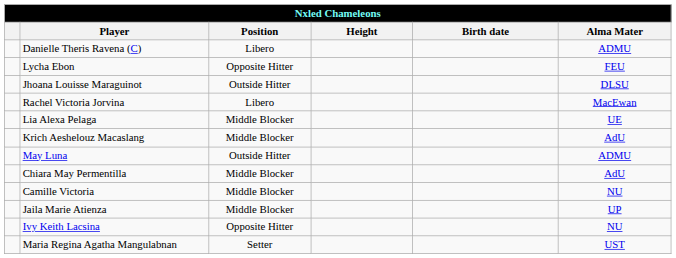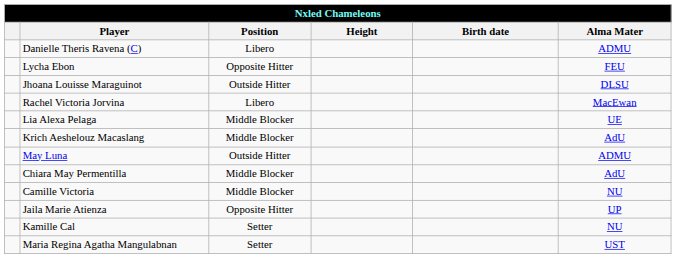(260, 209) Middle Blocker -> (260, 209) Opposite Hitter
- row: (61, 227)
+ row: (49, 227)
